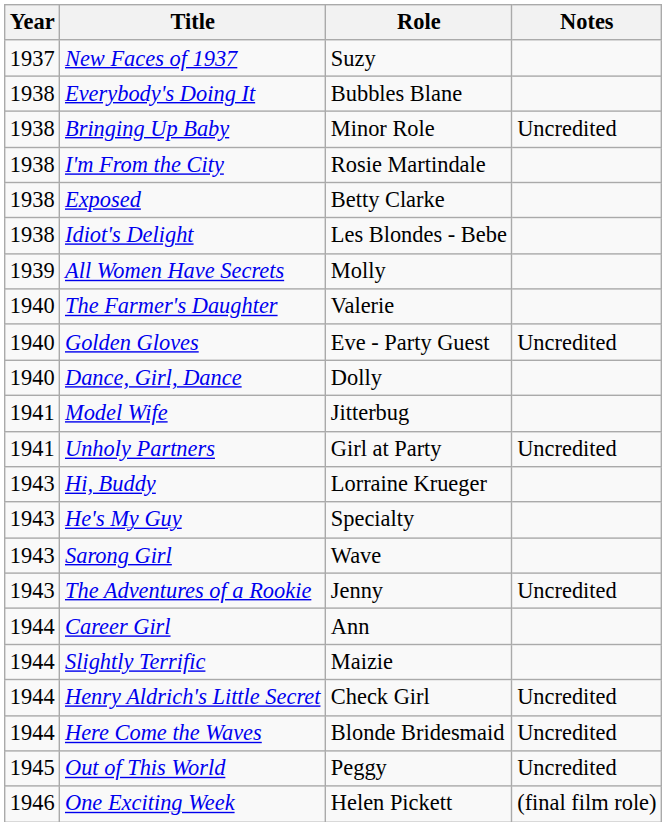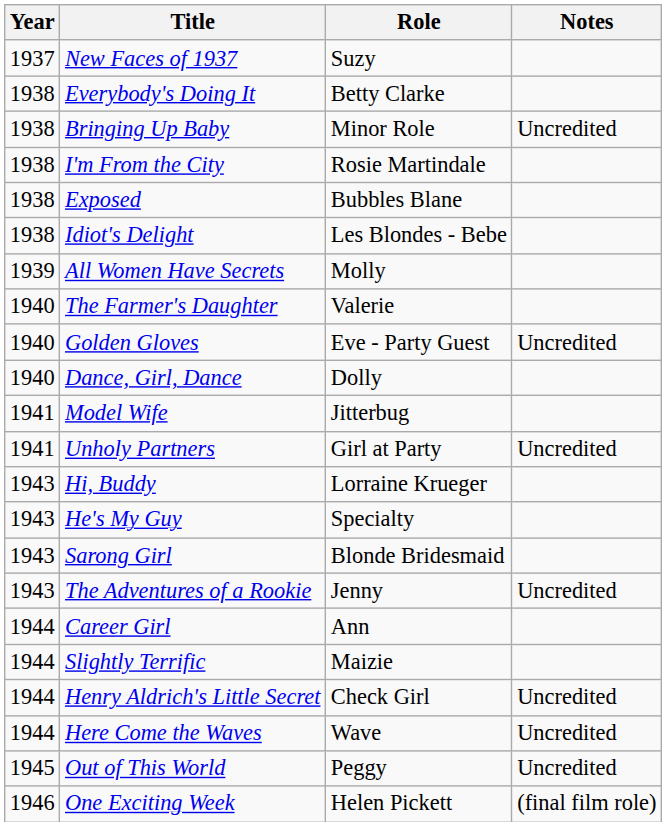(396, 93) Bubbles Blane -> (388, 93) Betty Clarke
(388, 199) Betty Clarke -> (396, 199) Bubbles Blane
(356, 555) Wave -> (418, 555) Blonde Bridesmaid
(418, 732) Blonde Bridesmaid -> (356, 732) Wave
